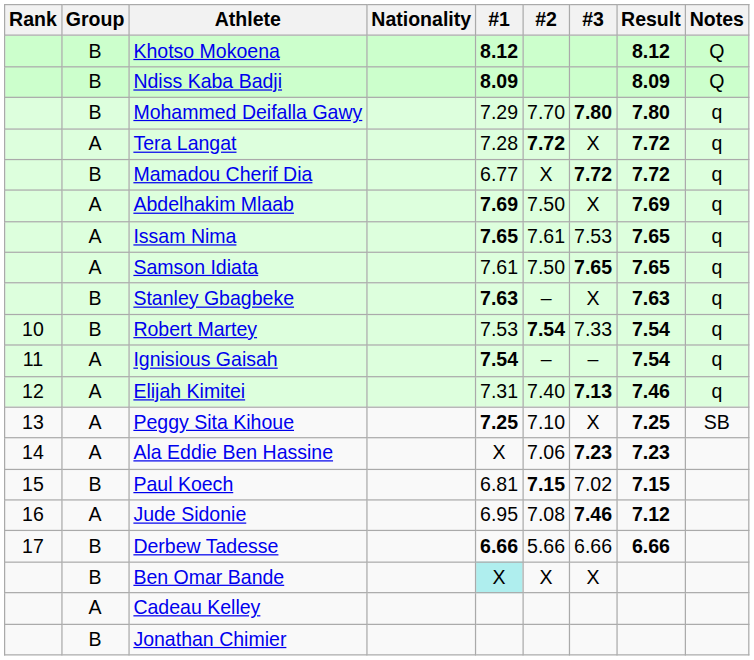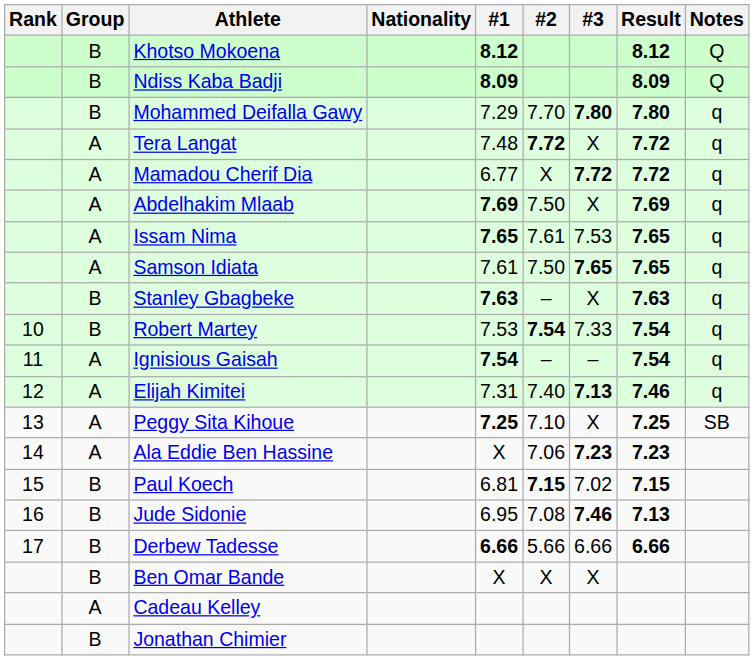(499, 143) 7.28 -> (499, 143) 7.48
(95, 174) B -> (95, 174) A
(95, 515) A -> (95, 515) B
(651, 515) 7.12 -> (651, 515) 7.13
(499, 577) paleturquoise background -> (499, 577) no background
